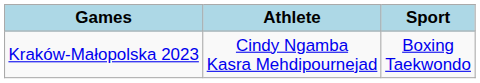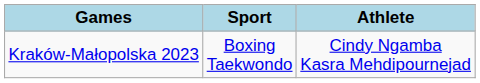columns swapped: (292, 17) <-> (428, 17)
